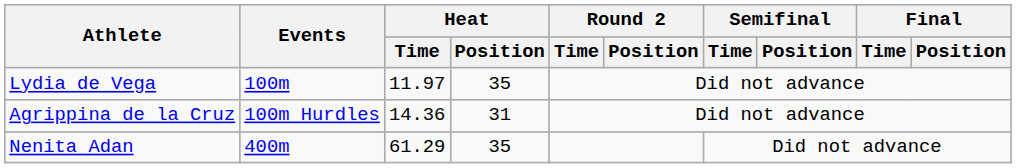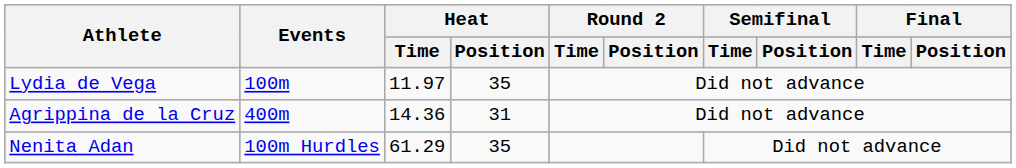(312, 115) 100m Hurdles -> (267, 115) 400m
(267, 147) 400m -> (312, 147) 100m Hurdles
